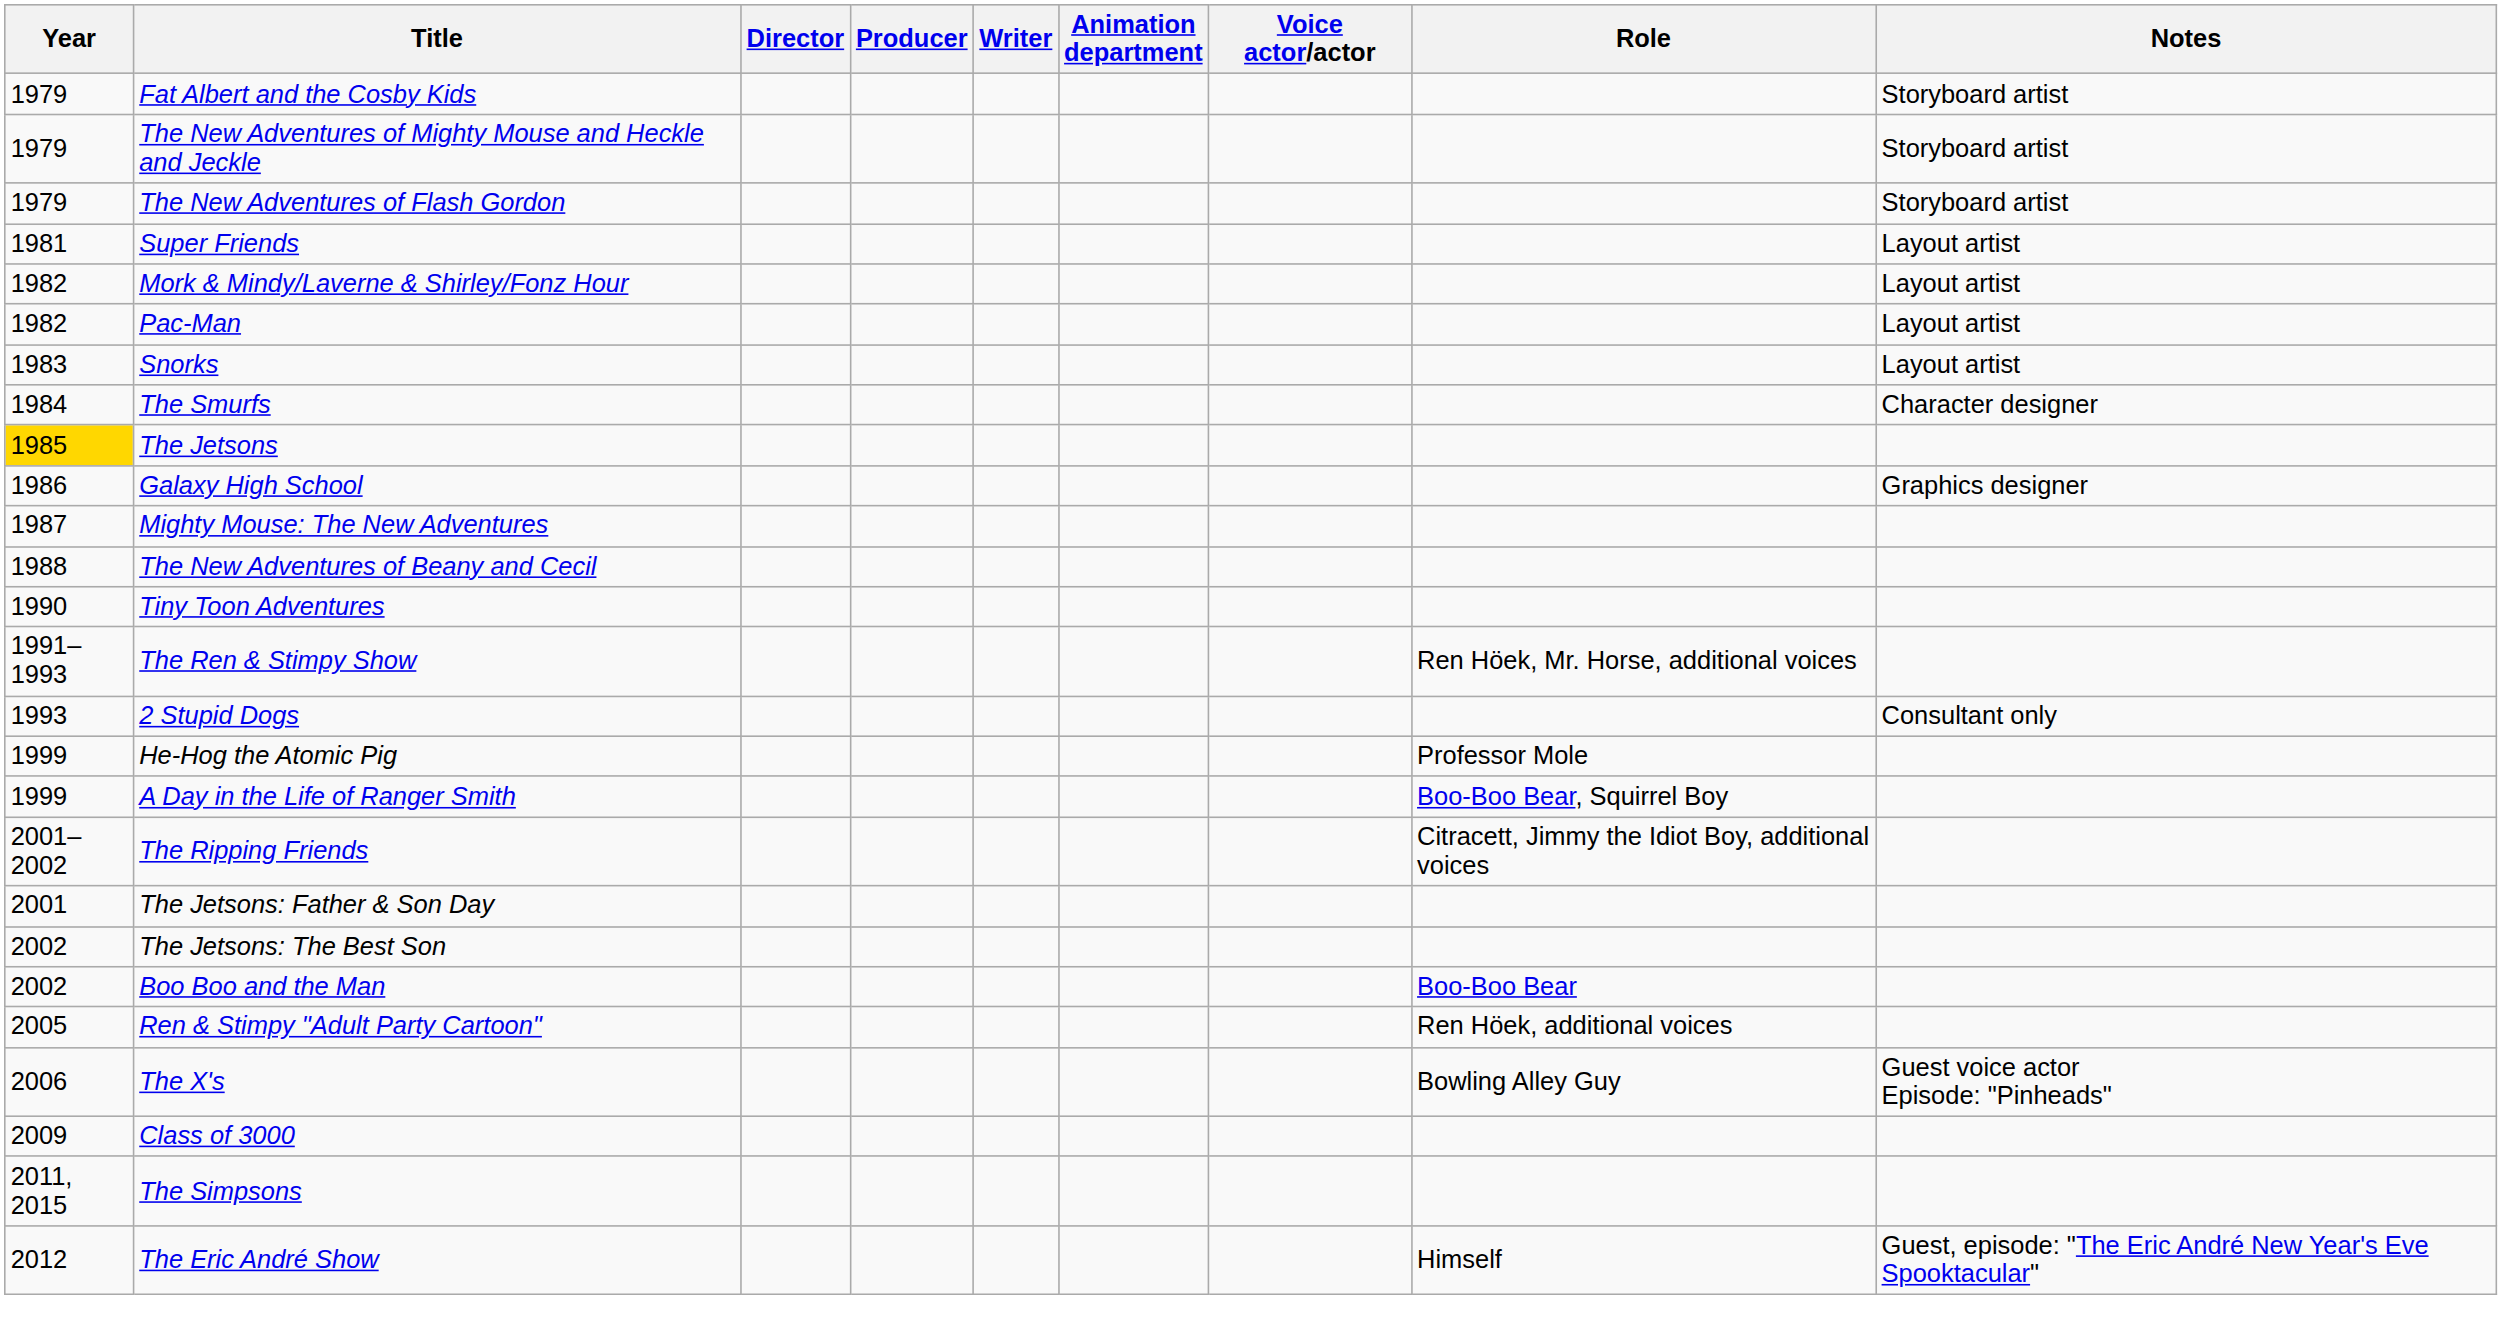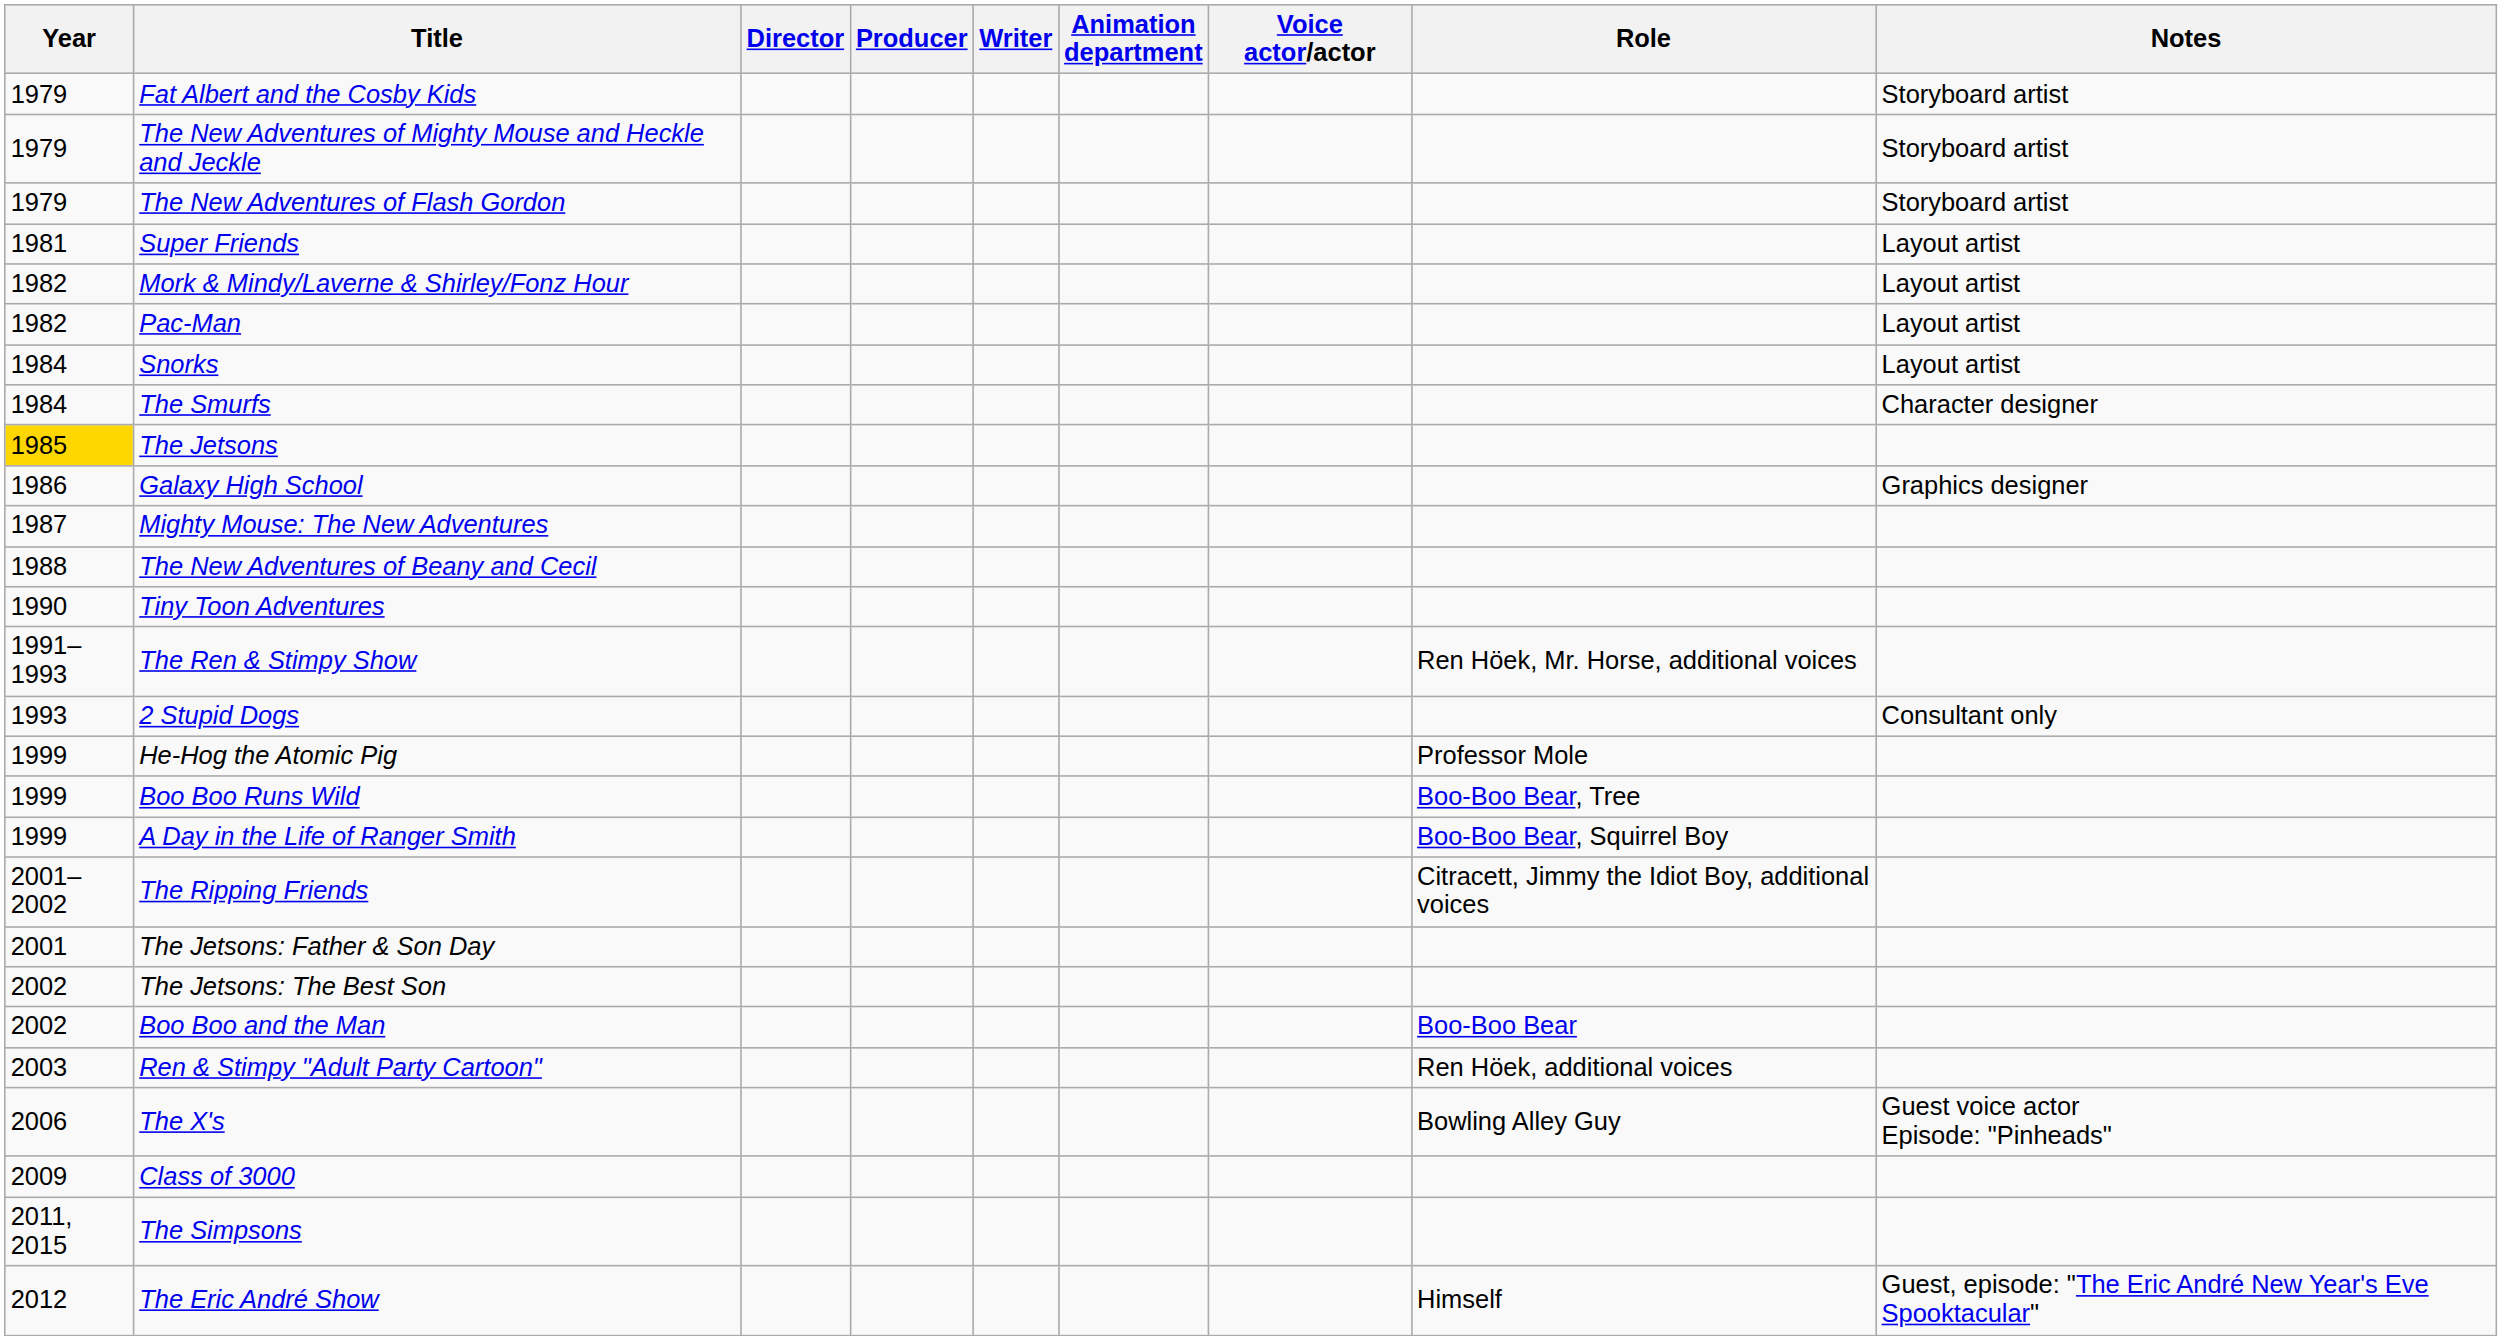(39, 364) 1983 -> (39, 364) 1984
+ row: (249, 796)
(39, 1026) 2005 -> (39, 1067) 2003
